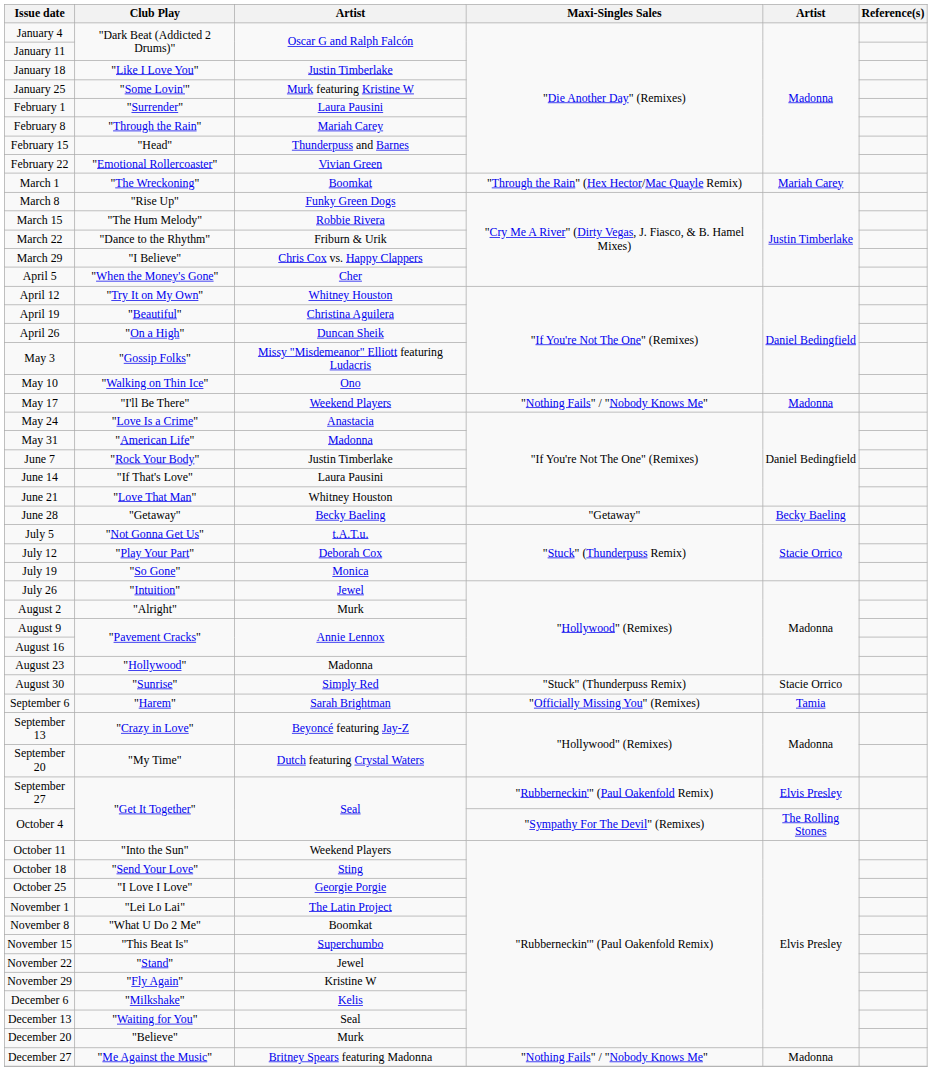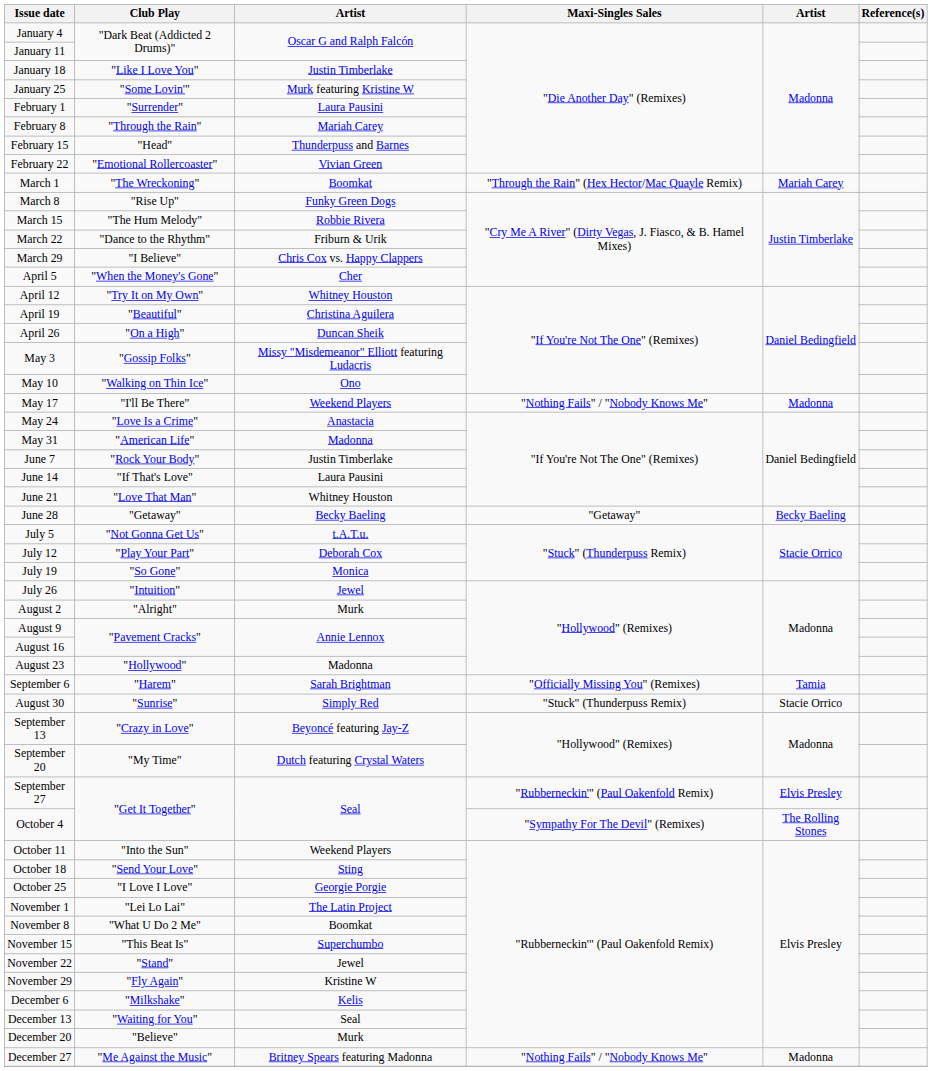rows swapped: (40, 684) <-> (40, 703)
